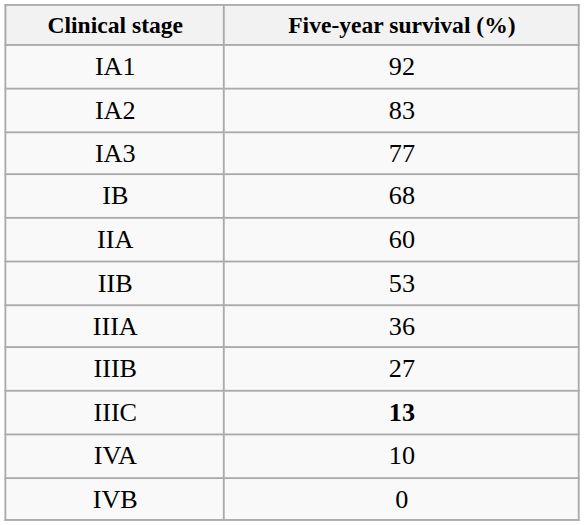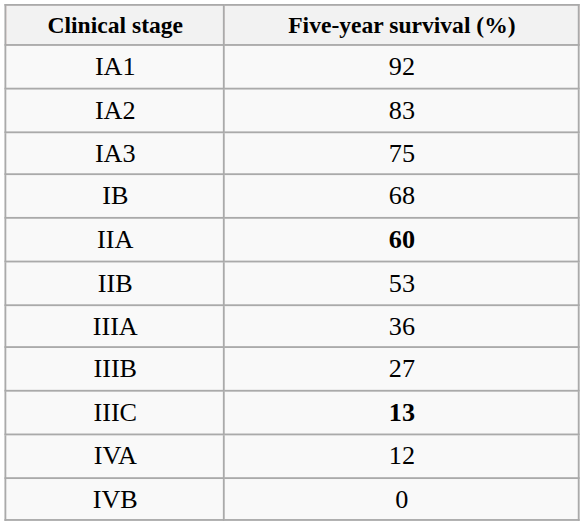(402, 153) 77 -> (402, 153) 75
(402, 239) normal -> (402, 239) bold
(402, 455) 10 -> (402, 455) 12
